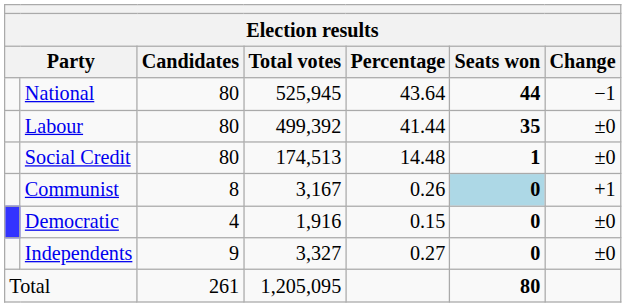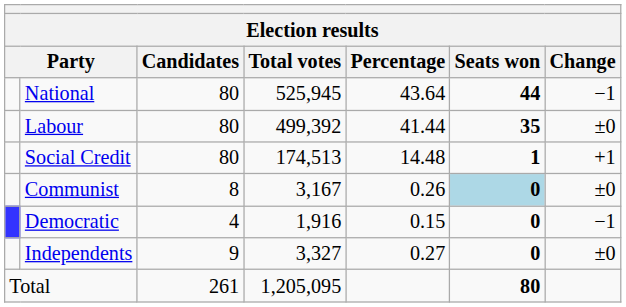(605, 157) ±0 -> (605, 157) +1
(605, 189) +1 -> (605, 189) ±0
(605, 221) ±0 -> (605, 221) −1
